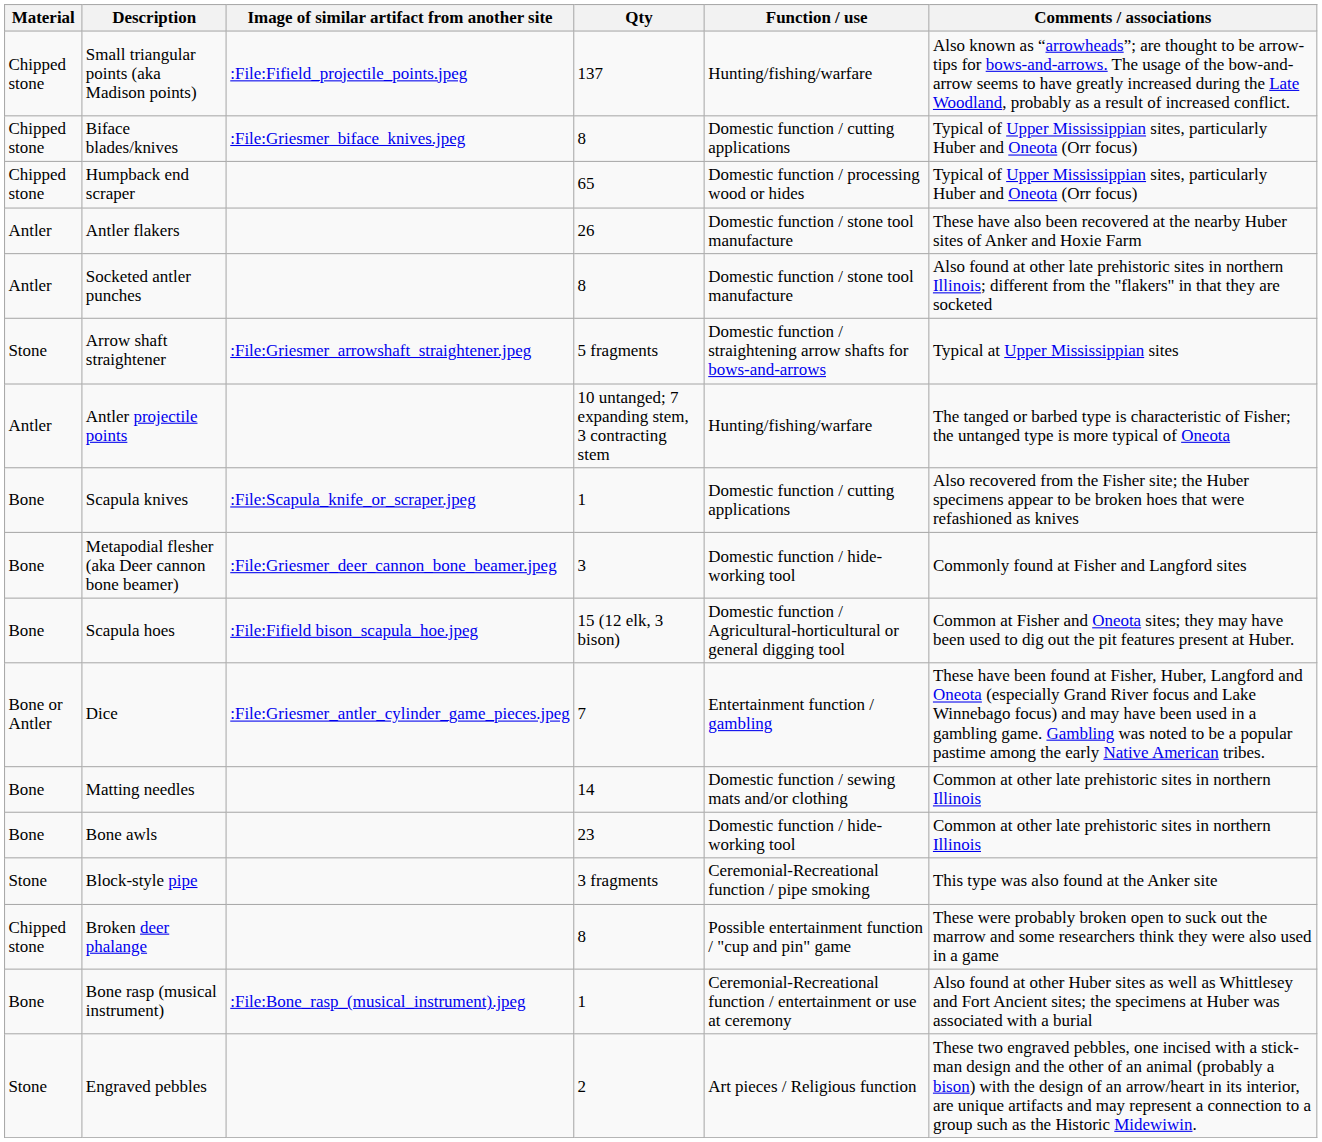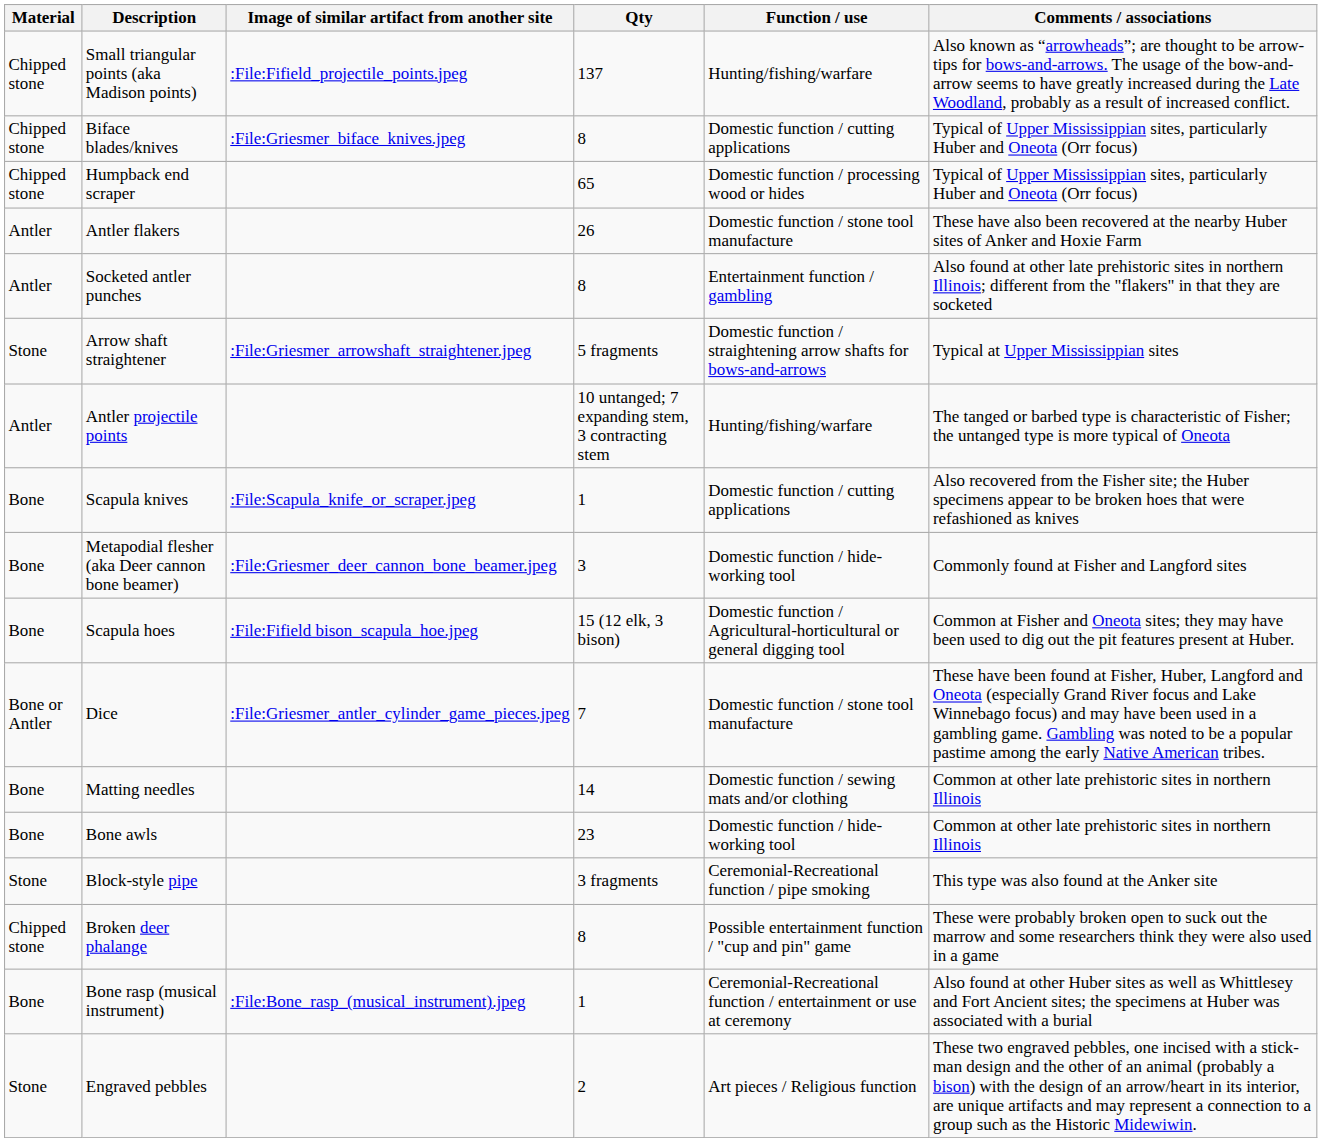(811, 285) Domestic function / stone tool manufacture -> (791, 285) Entertainment function / gambling
(791, 714) Entertainment function / gambling -> (811, 714) Domestic function / stone tool manufacture
